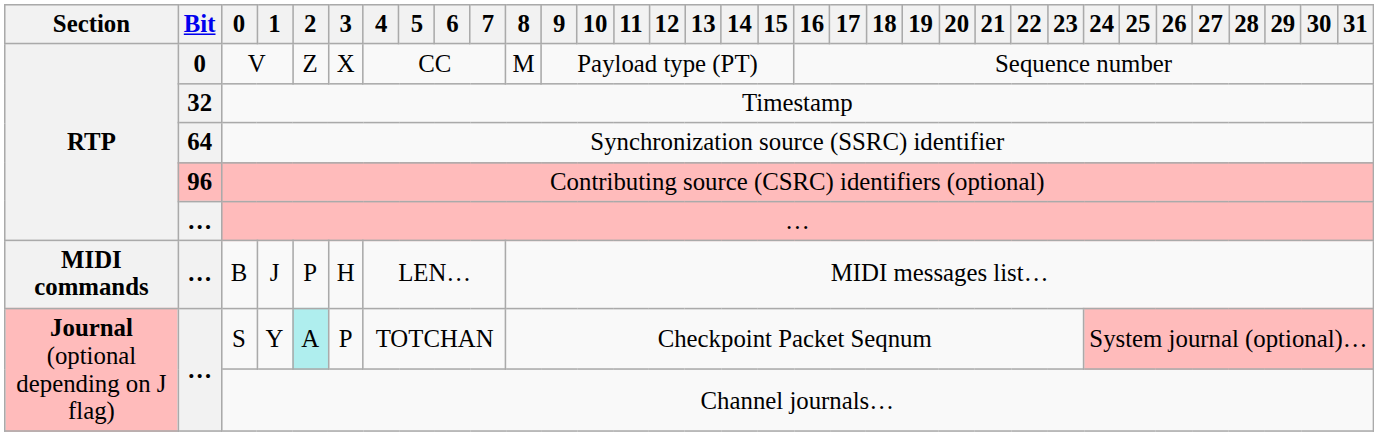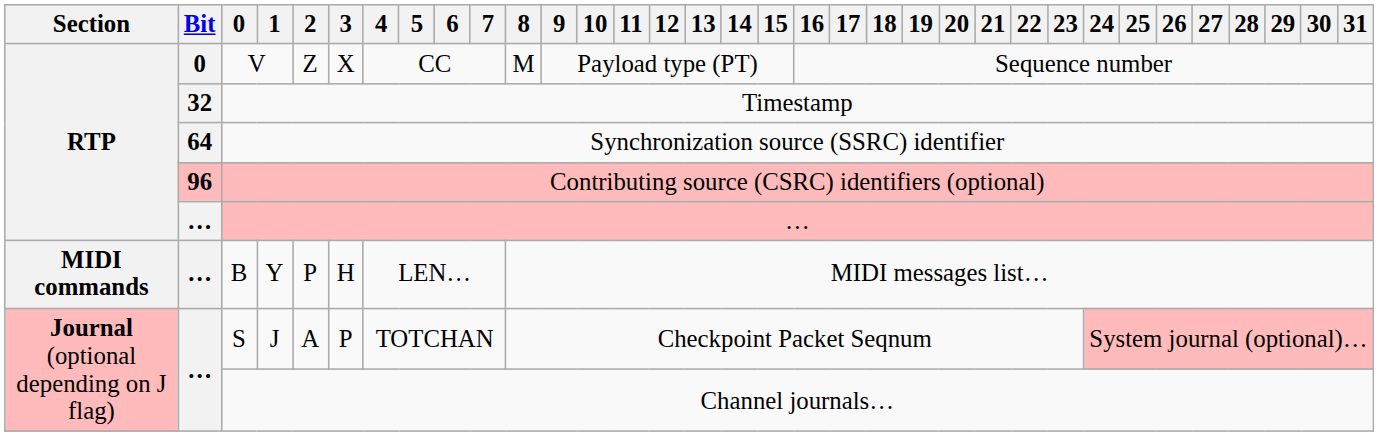(275, 274) J -> (275, 274) Y
(275, 338) Y -> (275, 338) J
(310, 338) paleturquoise background -> (310, 338) no background
